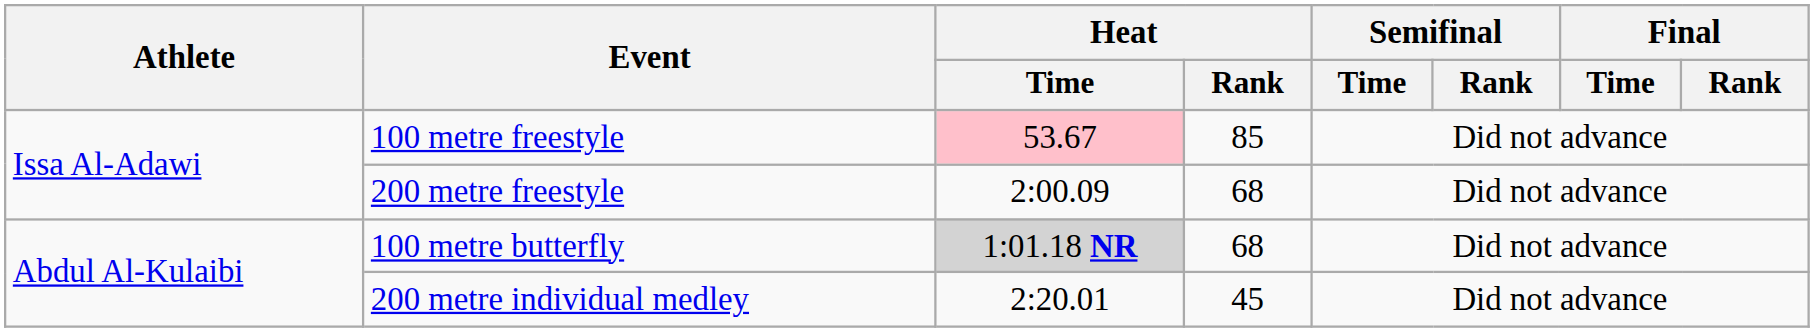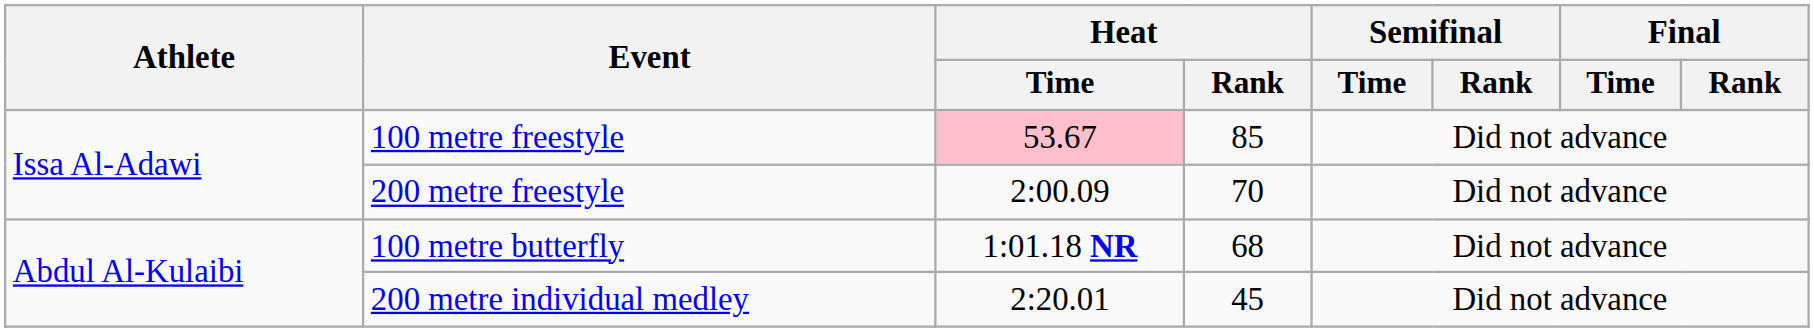(1248, 191) 68 -> (1248, 191) 70
(1060, 245) lightgrey background -> (1060, 245) no background
